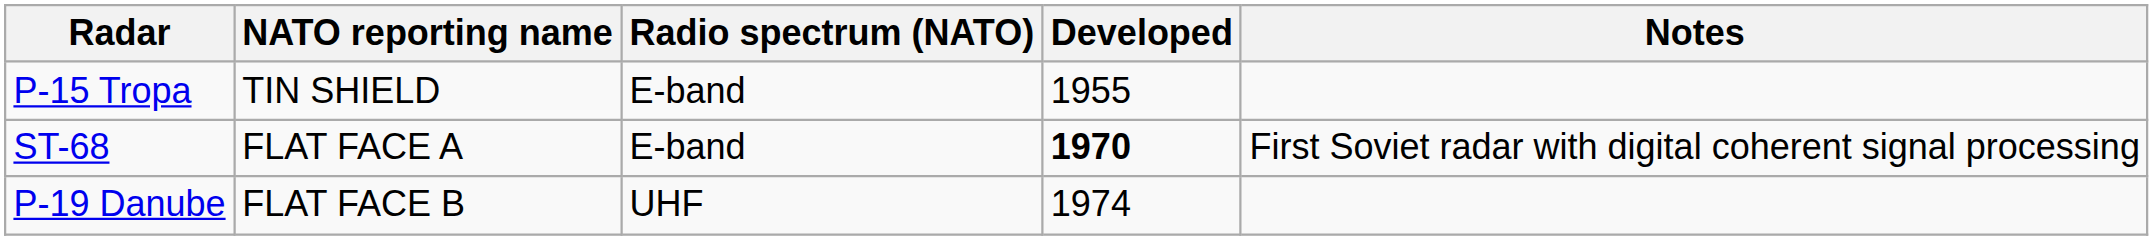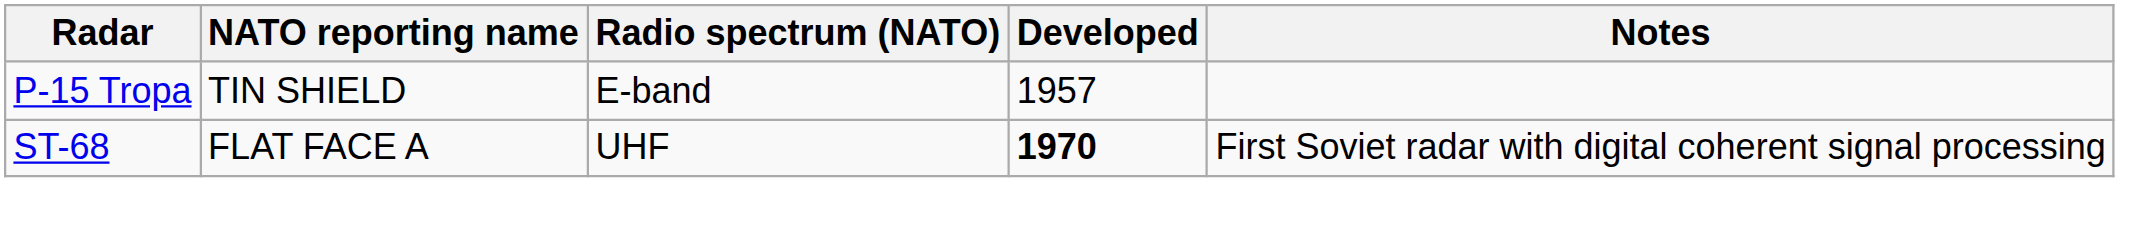(1091, 90) 1955 -> (1057, 90) 1957
(688, 147) E-band -> (632, 147) UHF
- row: (120, 204)
